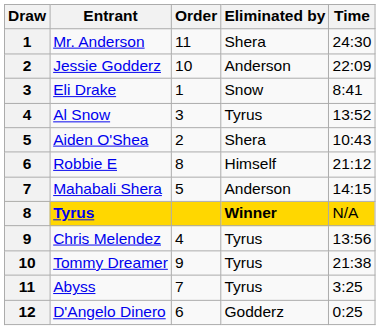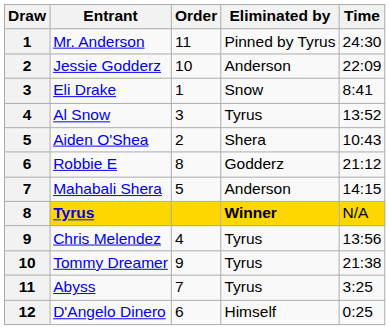(245, 41) Shera -> (280, 41) Pinned by Tyrus
(250, 164) Himself -> (254, 164) Godderz
(254, 312) Godderz -> (250, 312) Himself
